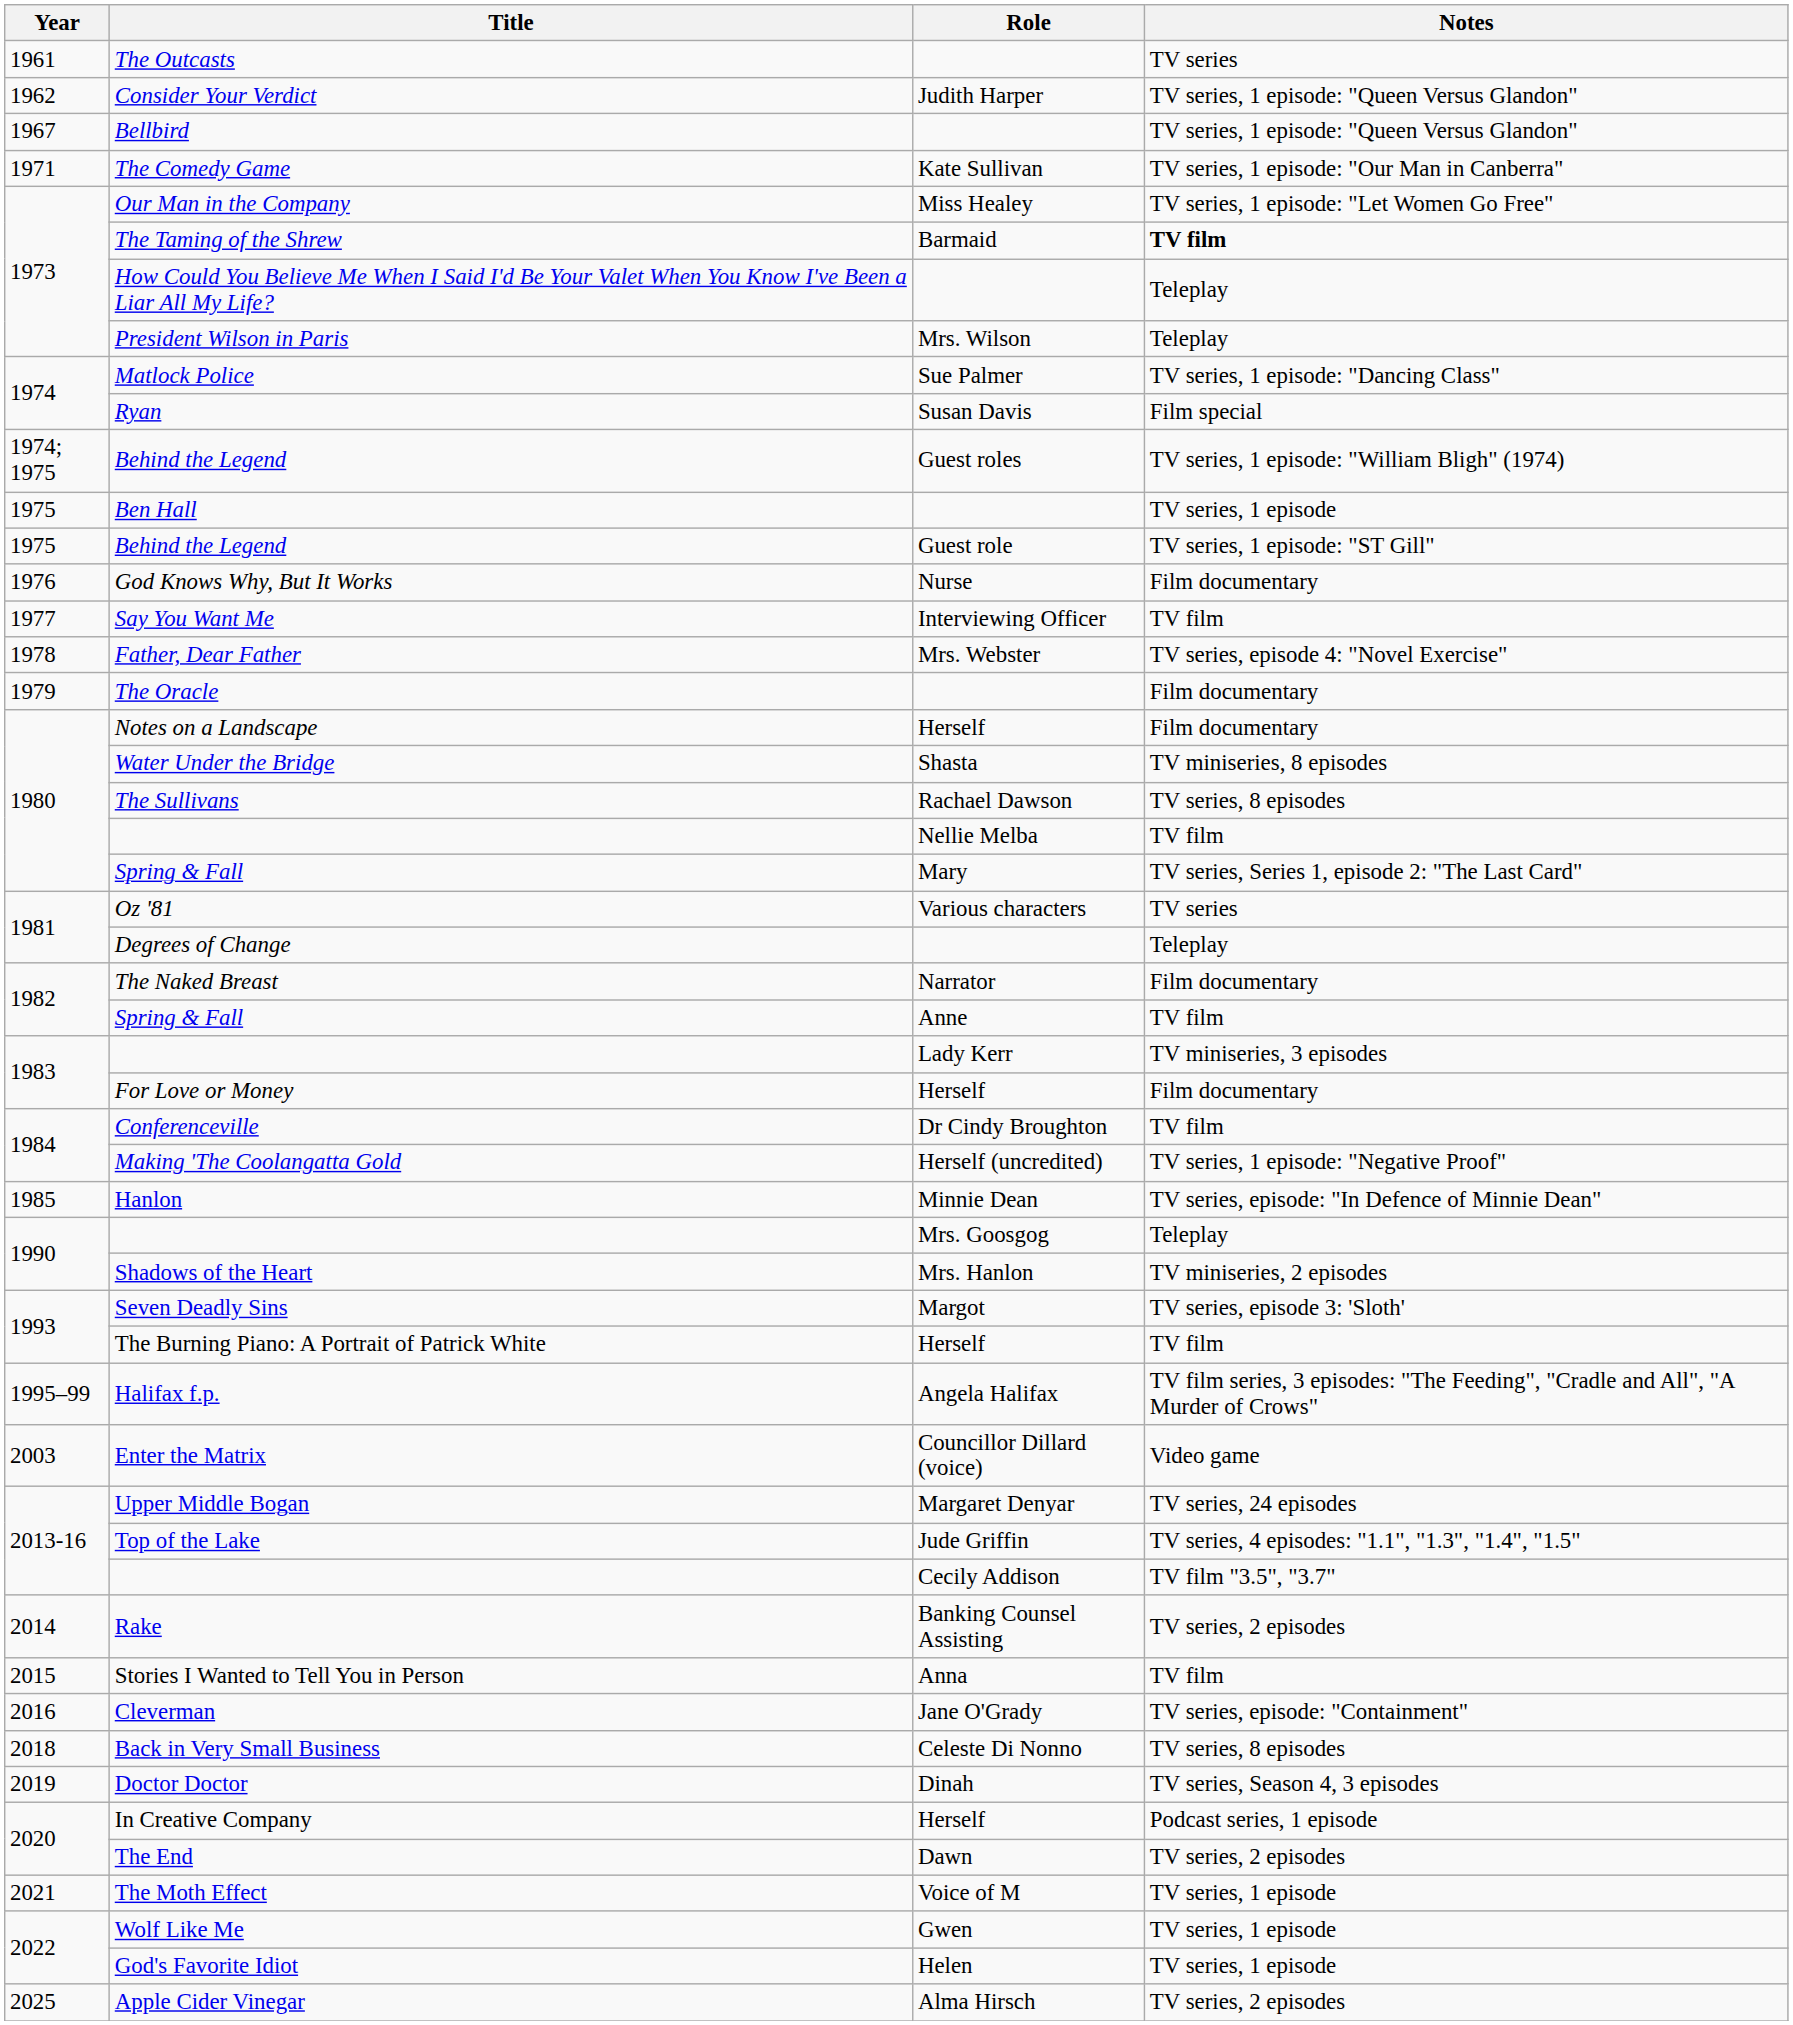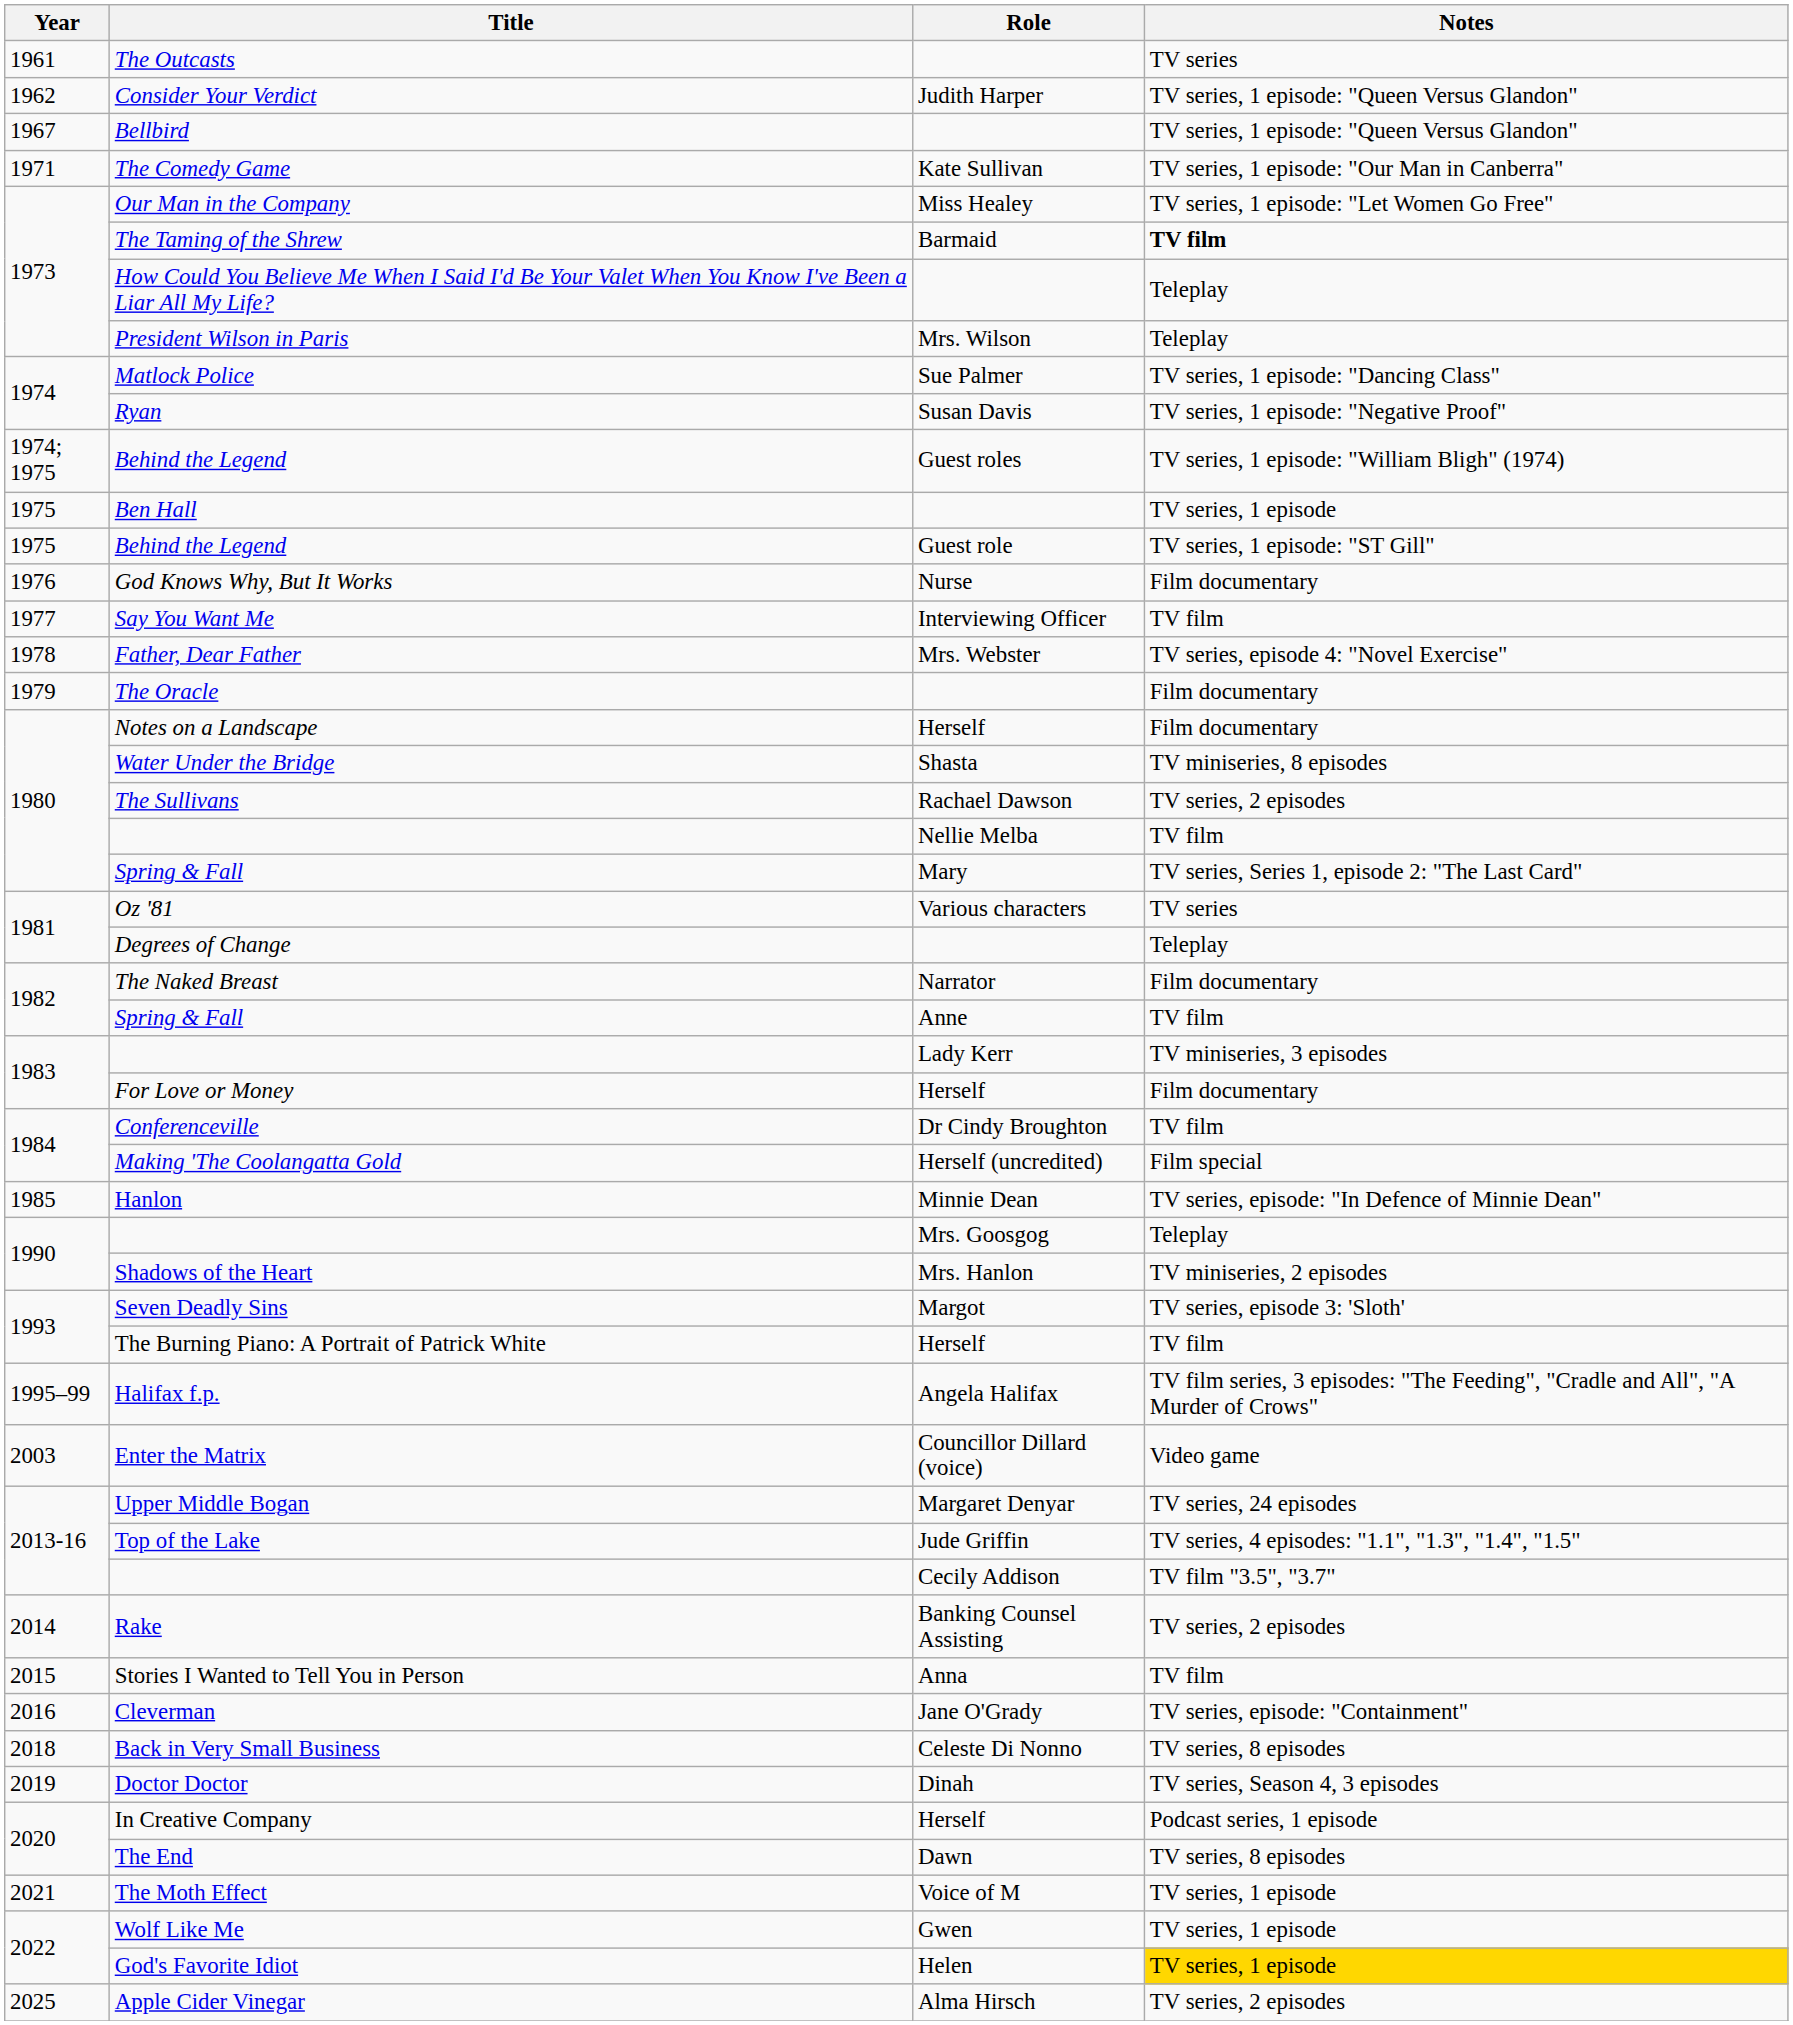(1206, 411) Film special -> (1328, 411) TV series, 1 episode: "Negative Proof"
(1247, 799) TV series, 8 episodes -> (1247, 799) TV series, 2 episodes
(1328, 1162) TV series, 1 episode: "Negative Proof" -> (1206, 1162) Film special
(1247, 1856) TV series, 2 episodes -> (1247, 1856) TV series, 8 episodes
(1243, 1965) no background -> (1243, 1965) gold background
